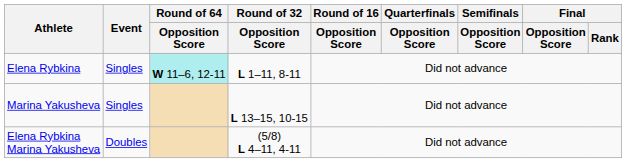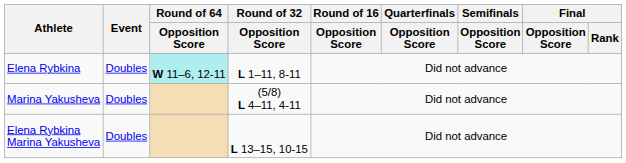(124, 69) Singles -> (126, 69) Doubles
(124, 106) Singles -> (126, 99) Doubles
(269, 118) L 13–15, 10-15 -> (269, 99) (5/8) L 4–11, 4-11
(269, 143) (5/8) L 4–11, 4-11 -> (269, 149) L 13–15, 10-15
